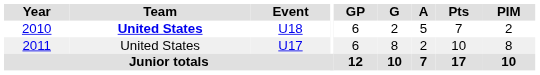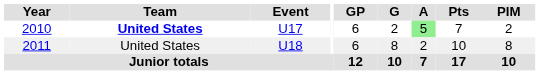(290, 28) U18 -> (290, 28) U17
(424, 28) no background -> (424, 28) lightgreen background
(290, 45) U17 -> (290, 45) U18
